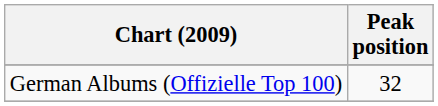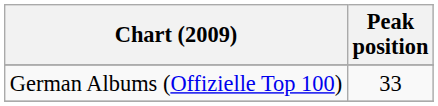(390, 82) 32 -> (390, 82) 33
